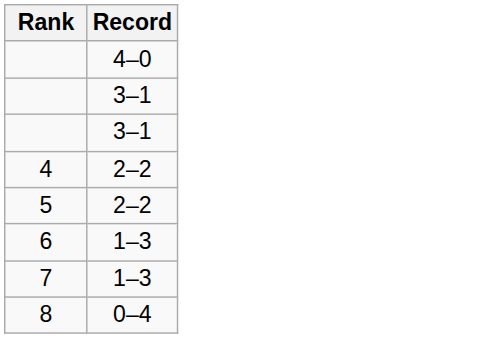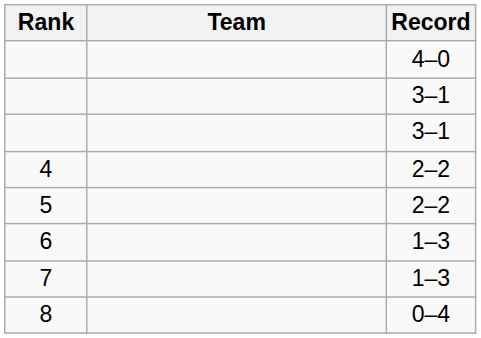+ column: (237, 22)
